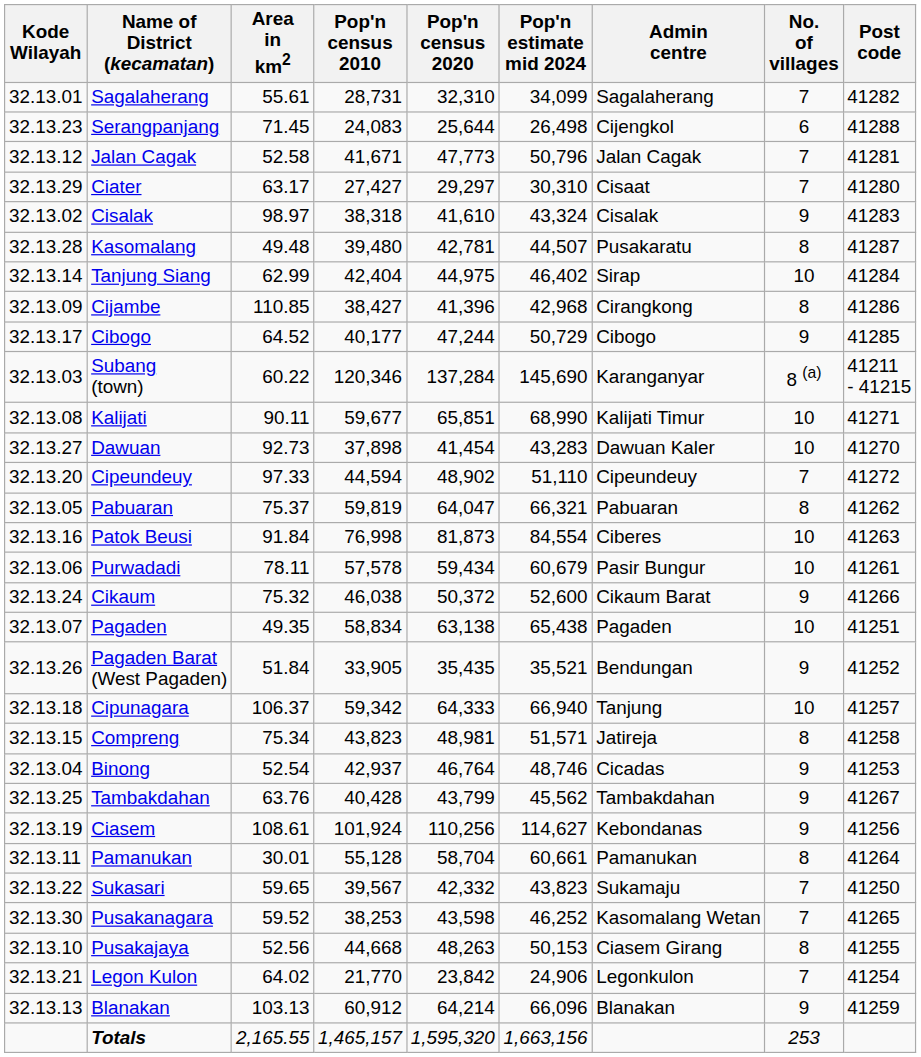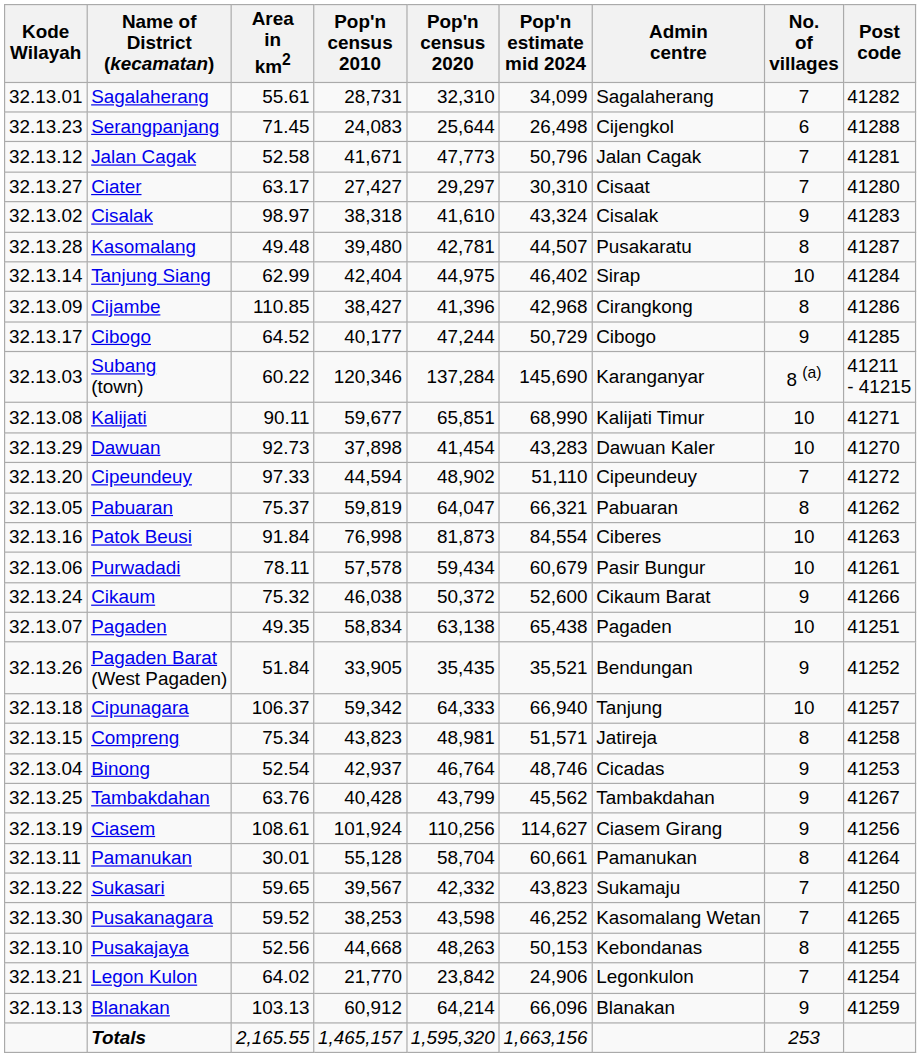(46, 186) 32.13.29 -> (46, 186) 32.13.27
(46, 447) 32.13.27 -> (46, 447) 32.13.29
(649, 828) Kebondanas -> (659, 828) Ciasem Girang
(659, 947) Ciasem Girang -> (649, 947) Kebondanas
